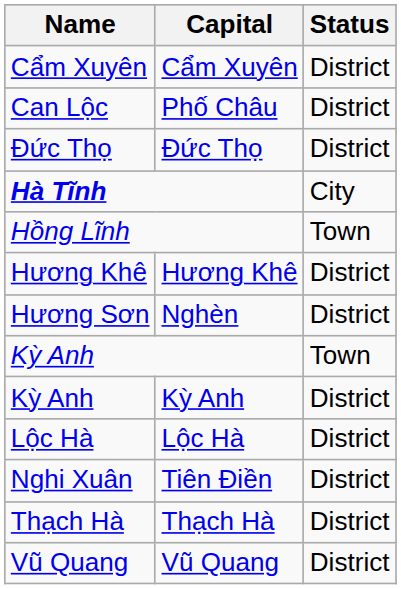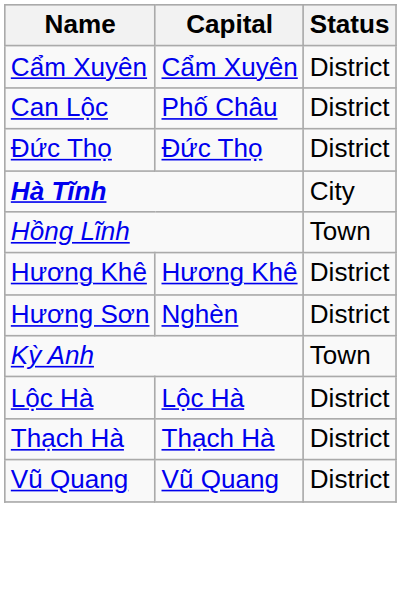- row: (52, 397)
- row: (72, 480)
